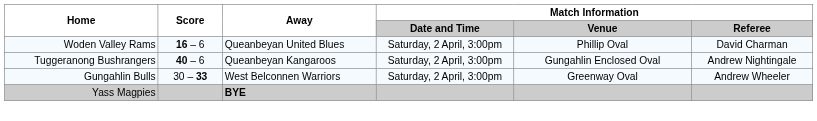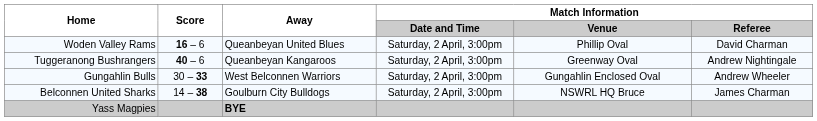(602, 60) Gungahlin Enclosed Oval -> (602, 60) Greenway Oval
(602, 76) Greenway Oval -> (602, 76) Gungahlin Enclosed Oval
+ row: (98, 92)
